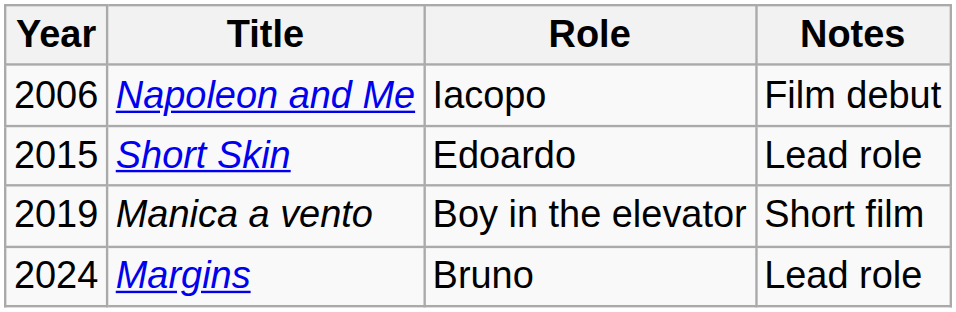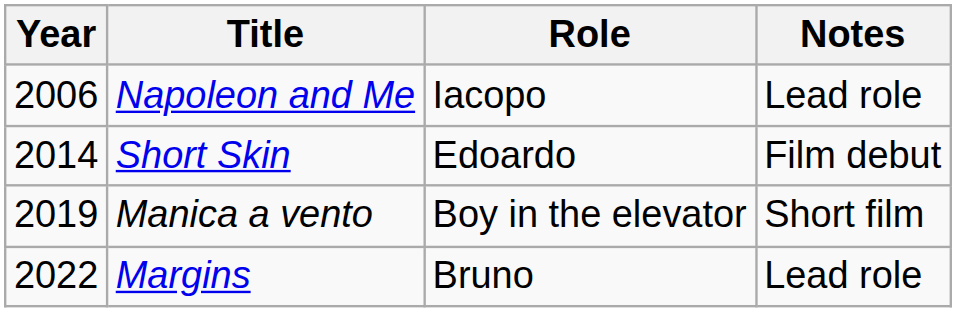(853, 94) Film debut -> (843, 94) Lead role
(56, 154) 2015 -> (56, 154) 2014
(843, 154) Lead role -> (853, 154) Film debut
(56, 275) 2024 -> (56, 275) 2022
